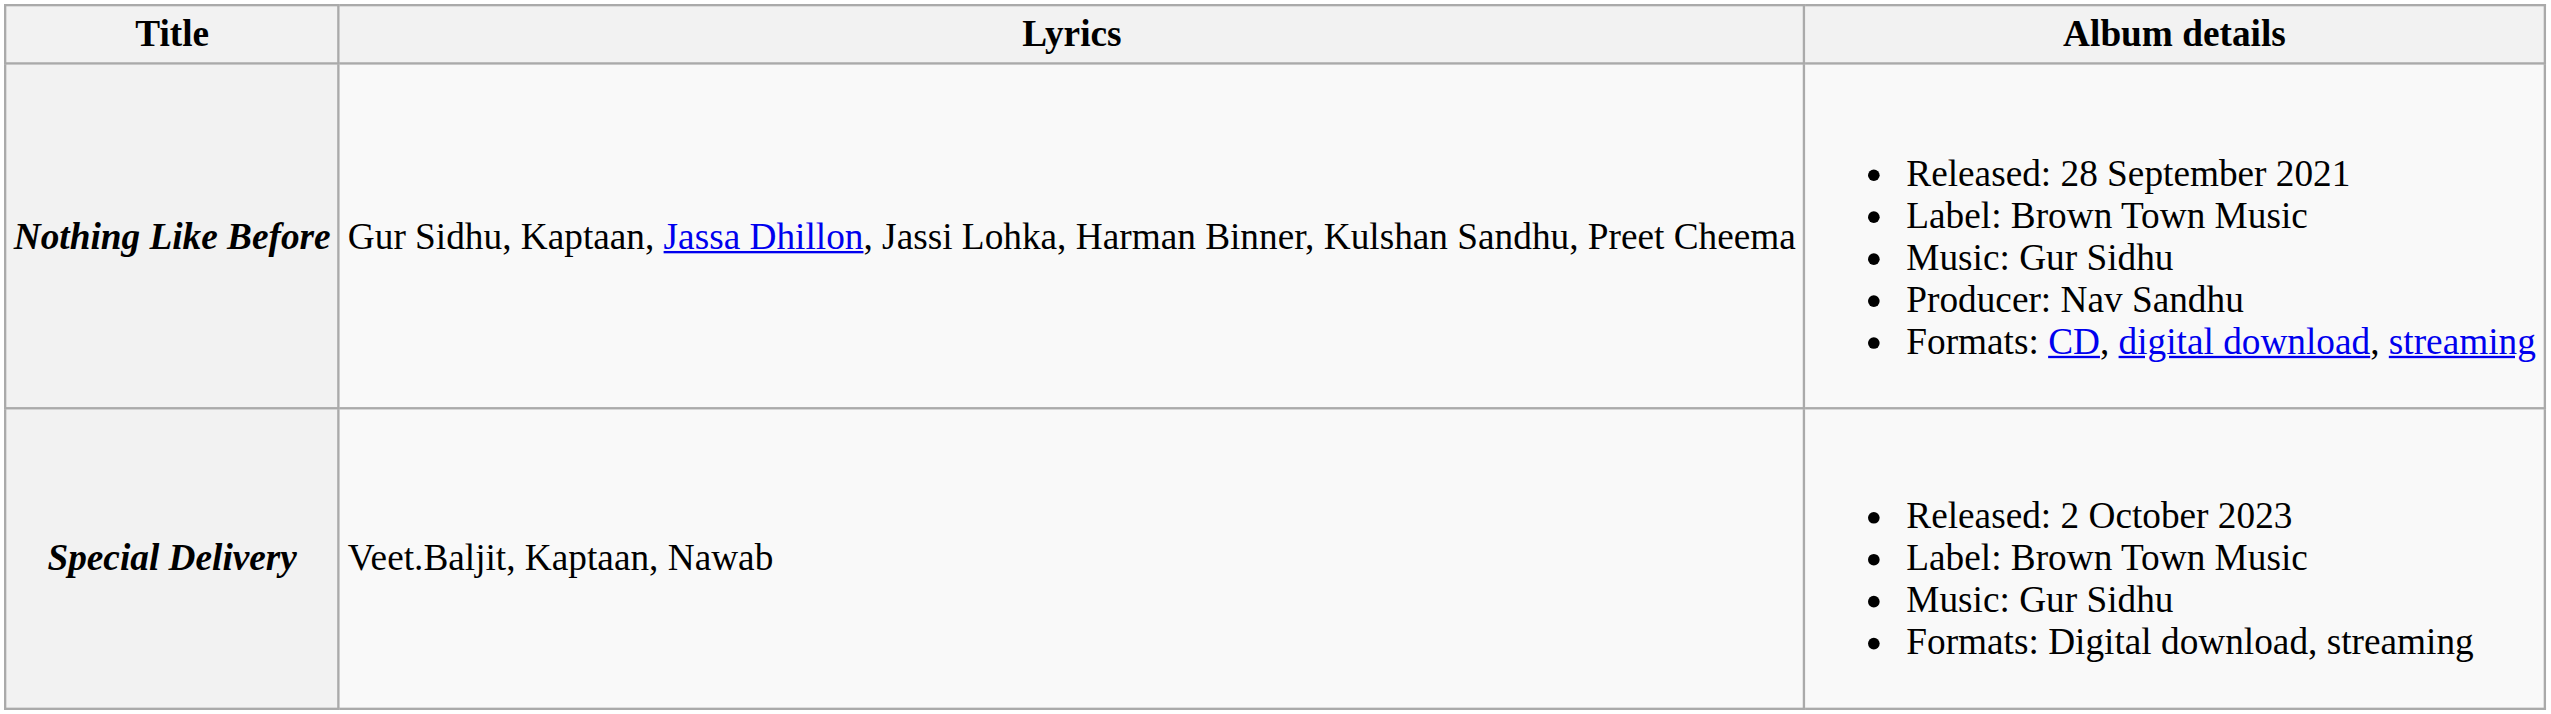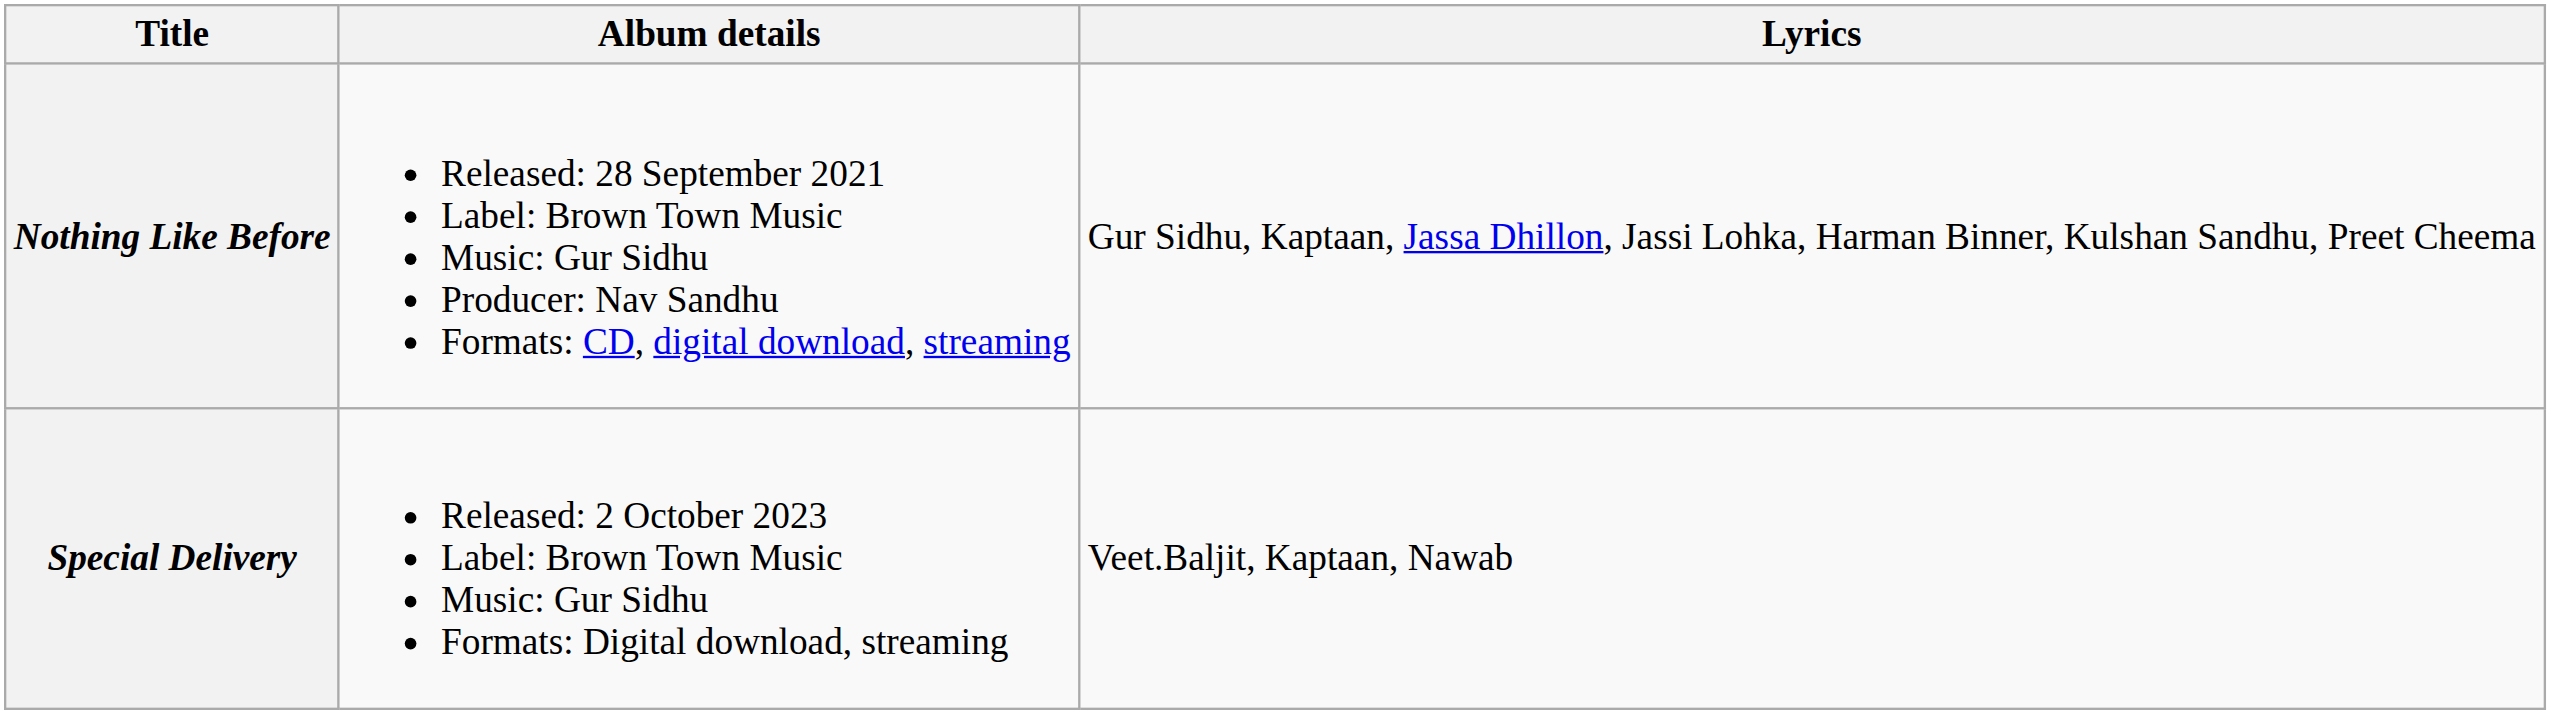columns swapped: (2174, 34) <-> (1072, 34)
